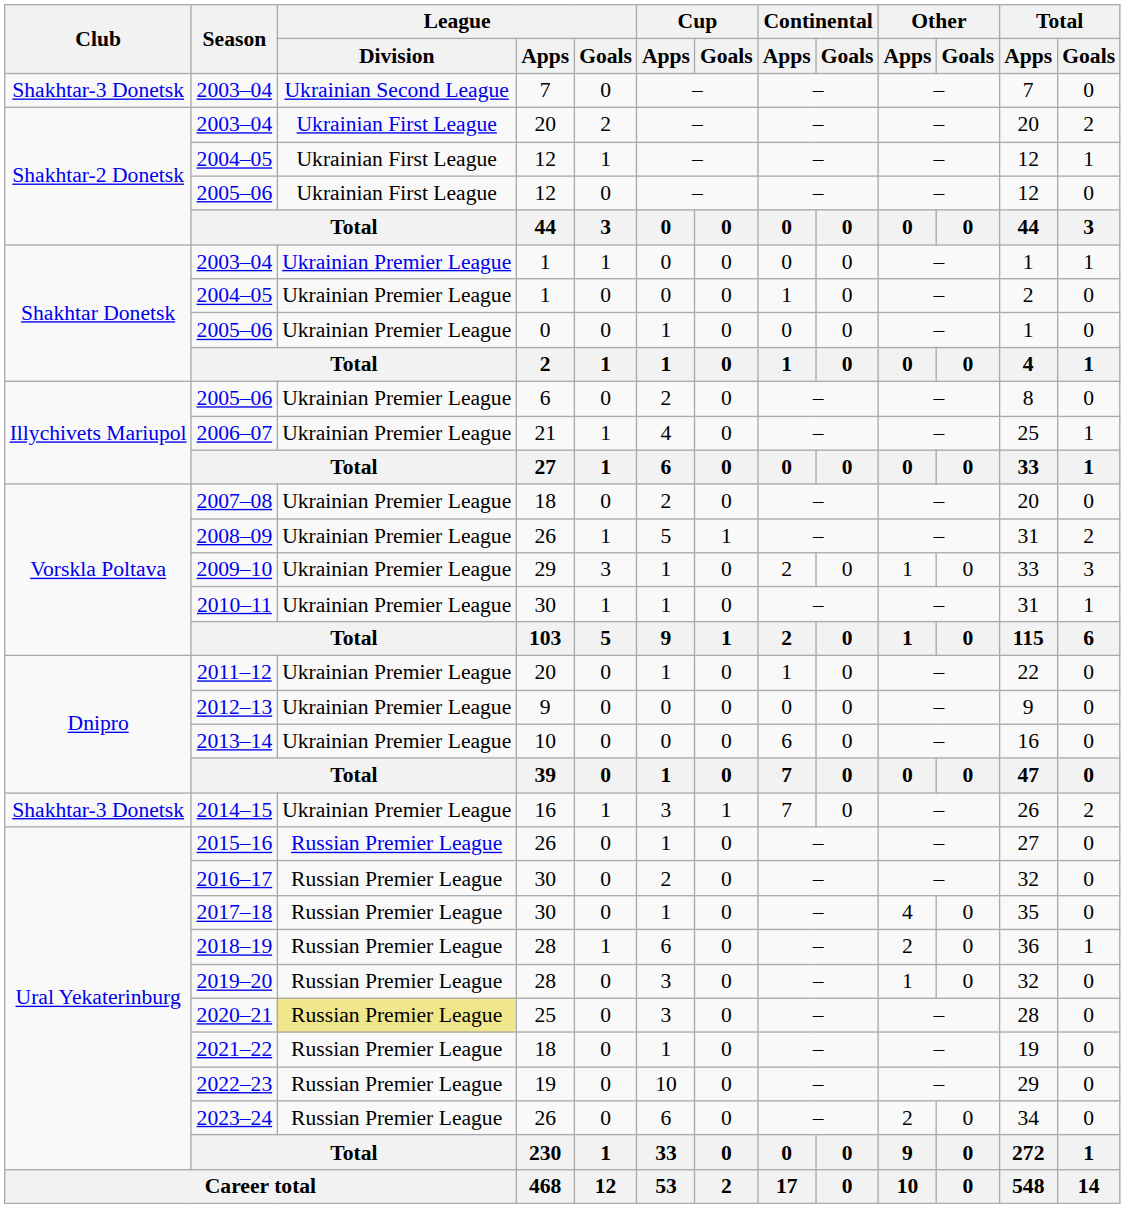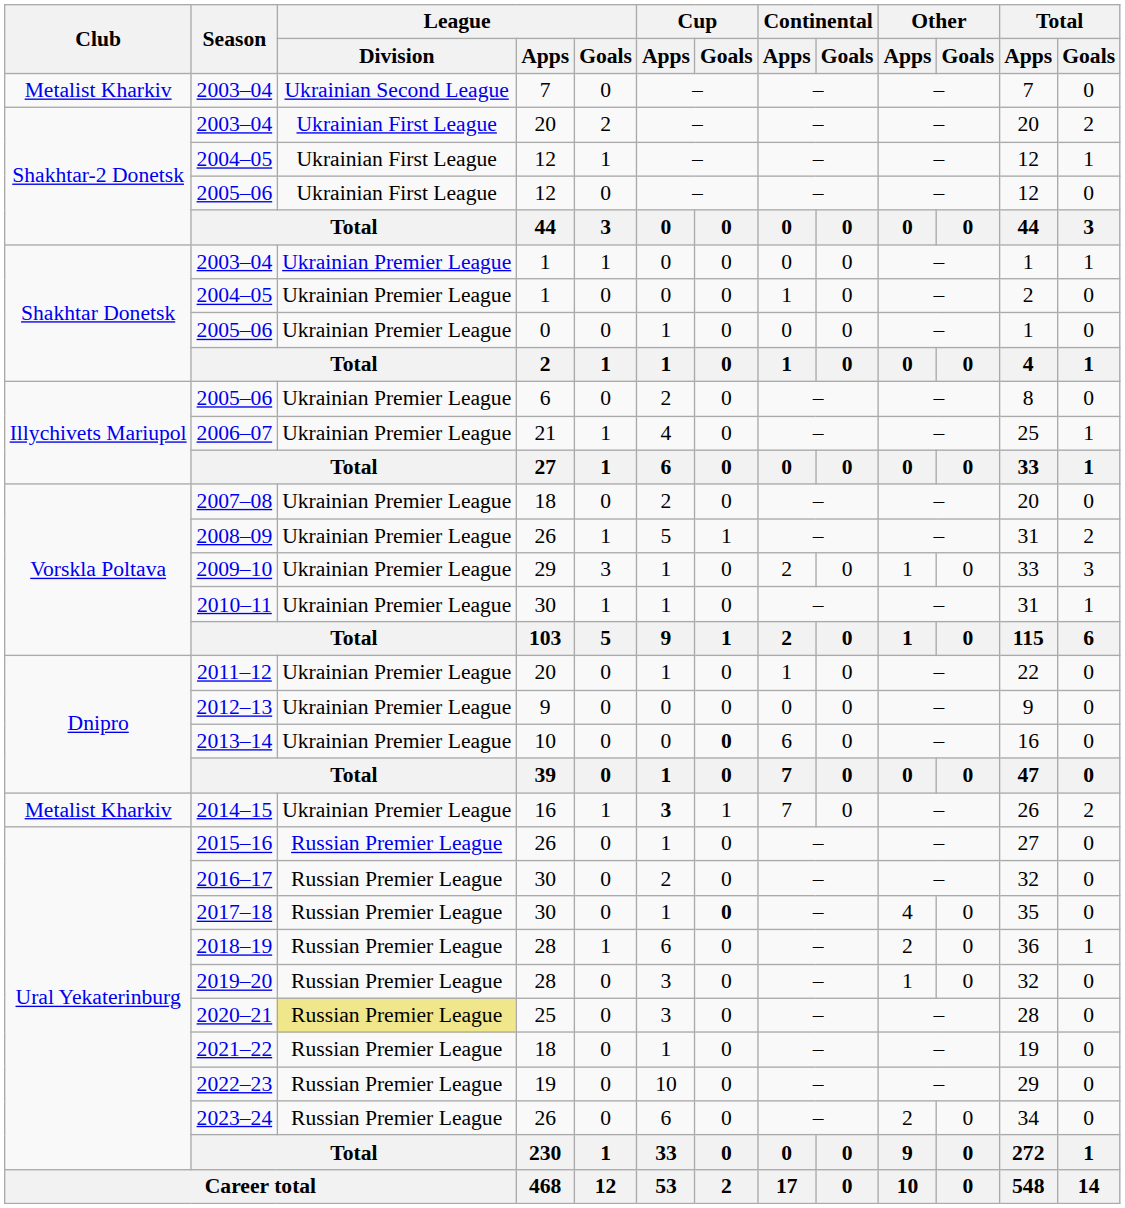(98, 90) Shakhtar-3 Donetsk -> (98, 90) Metalist Kharkiv
(726, 741) normal -> (726, 741) bold
(98, 809) Shakhtar-3 Donetsk -> (98, 809) Metalist Kharkiv
(666, 809) normal -> (666, 809) bold
(726, 912) normal -> (726, 912) bold
